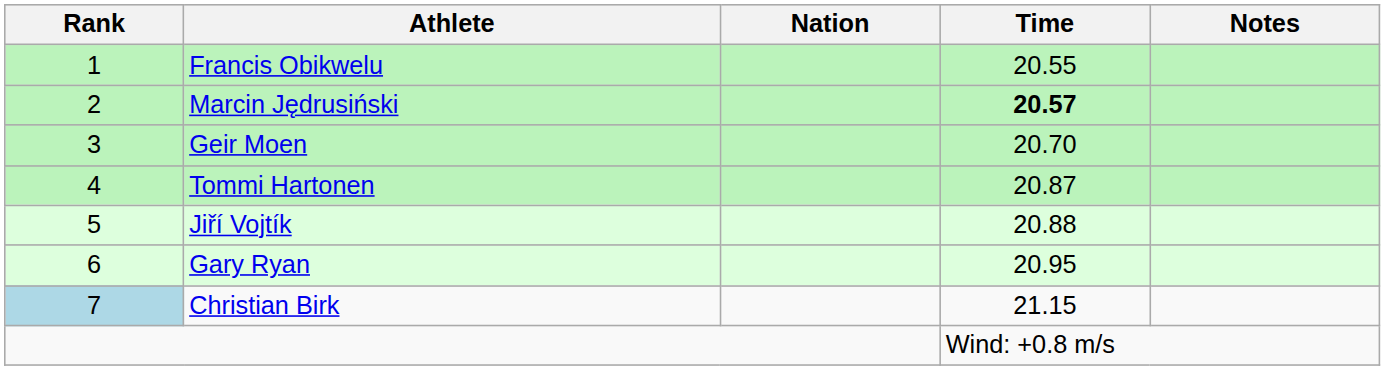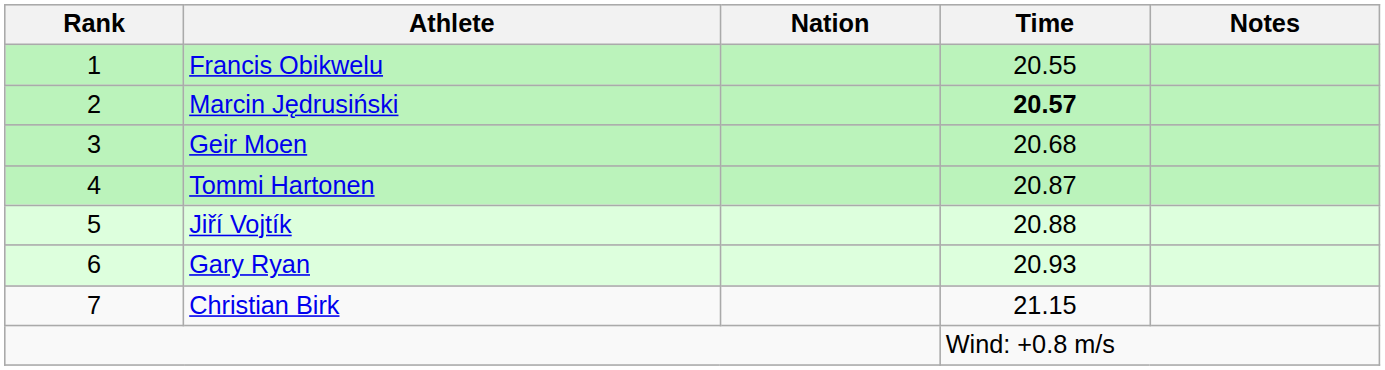(1045, 144) 20.70 -> (1045, 144) 20.68
(1045, 265) 20.95 -> (1045, 265) 20.93
(94, 305) lightblue background -> (94, 305) no background
